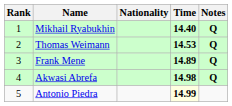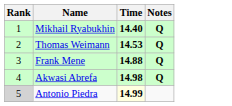- column: (144, 12)
(185, 61) 14.89 -> (131, 61) 14.88
(19, 93) no background -> (19, 93) lightgrey background
